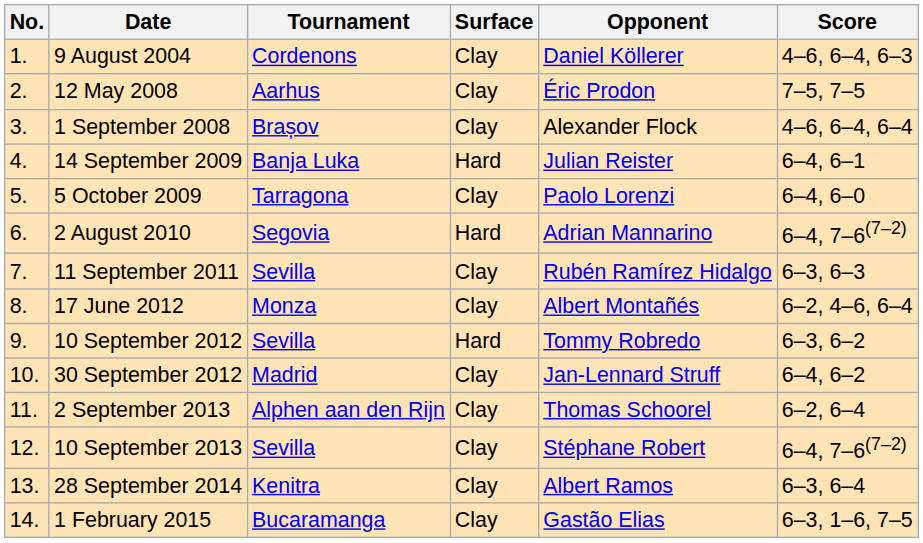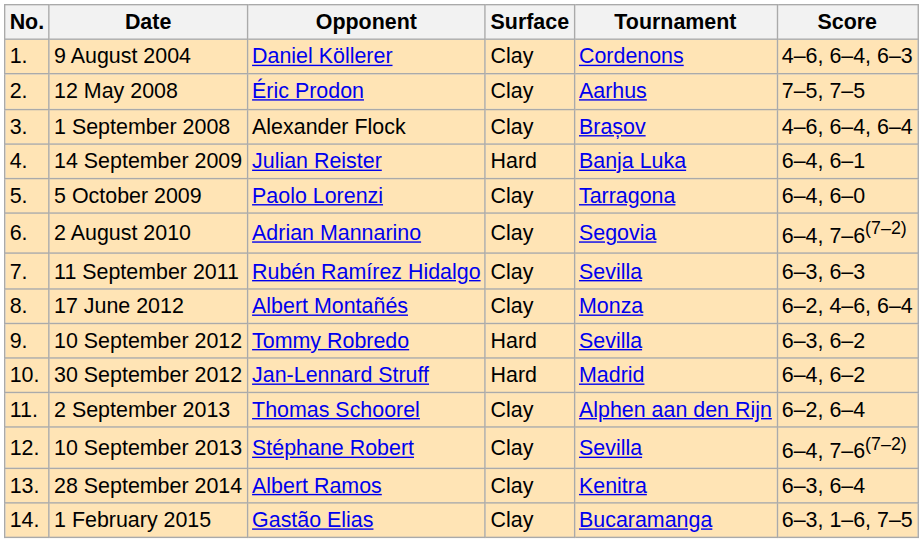columns swapped: (349, 21) <-> (658, 21)
(478, 232) Hard -> (512, 232) Clay
(476, 374) Clay -> (514, 374) Hard
